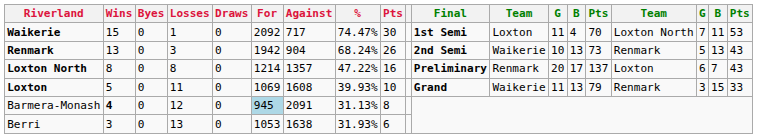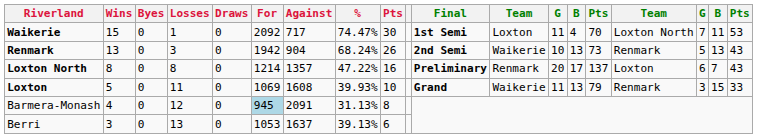(109, 106) bold -> (109, 106) normal
(299, 124) 1638 -> (299, 124) 1637
(358, 124) 31.93% -> (358, 124) 39.13%
